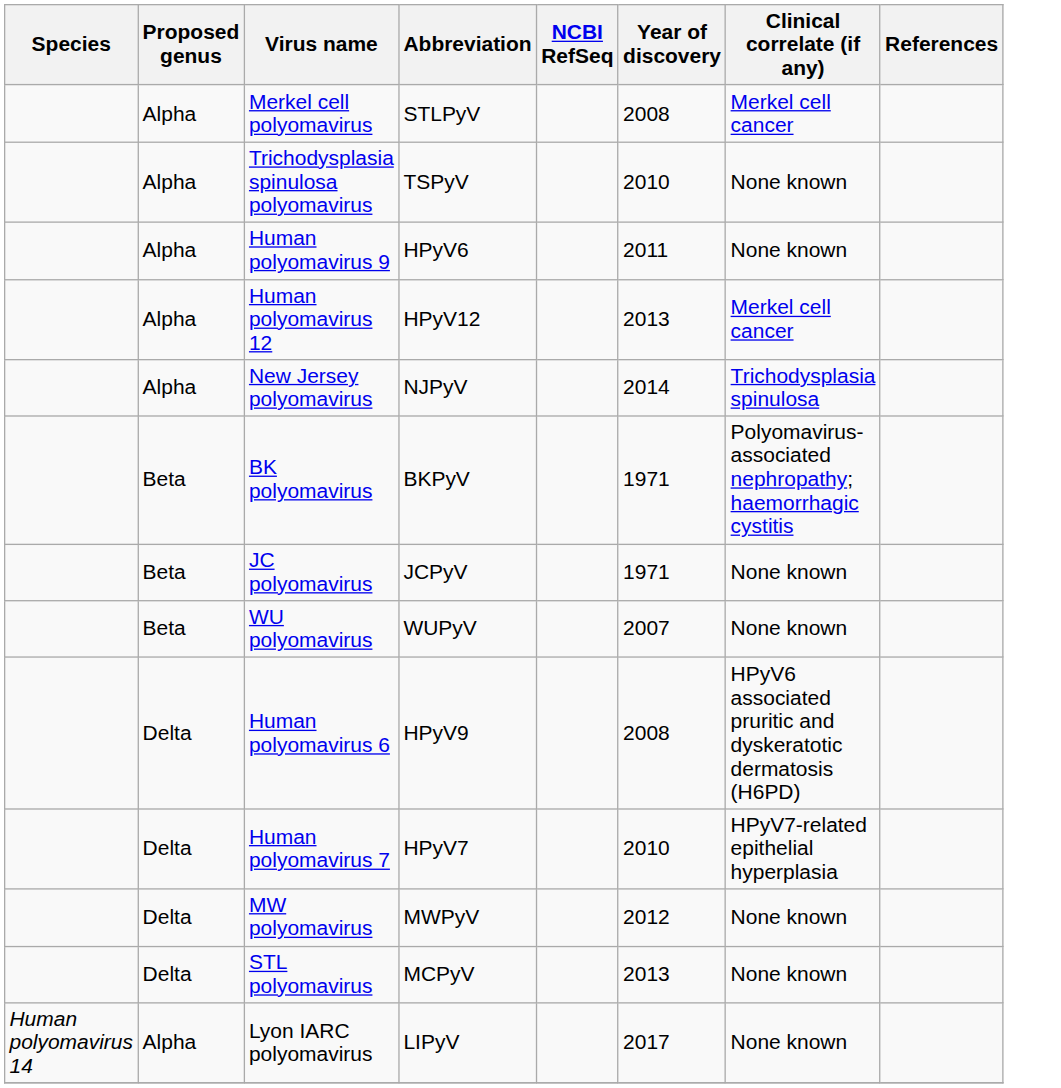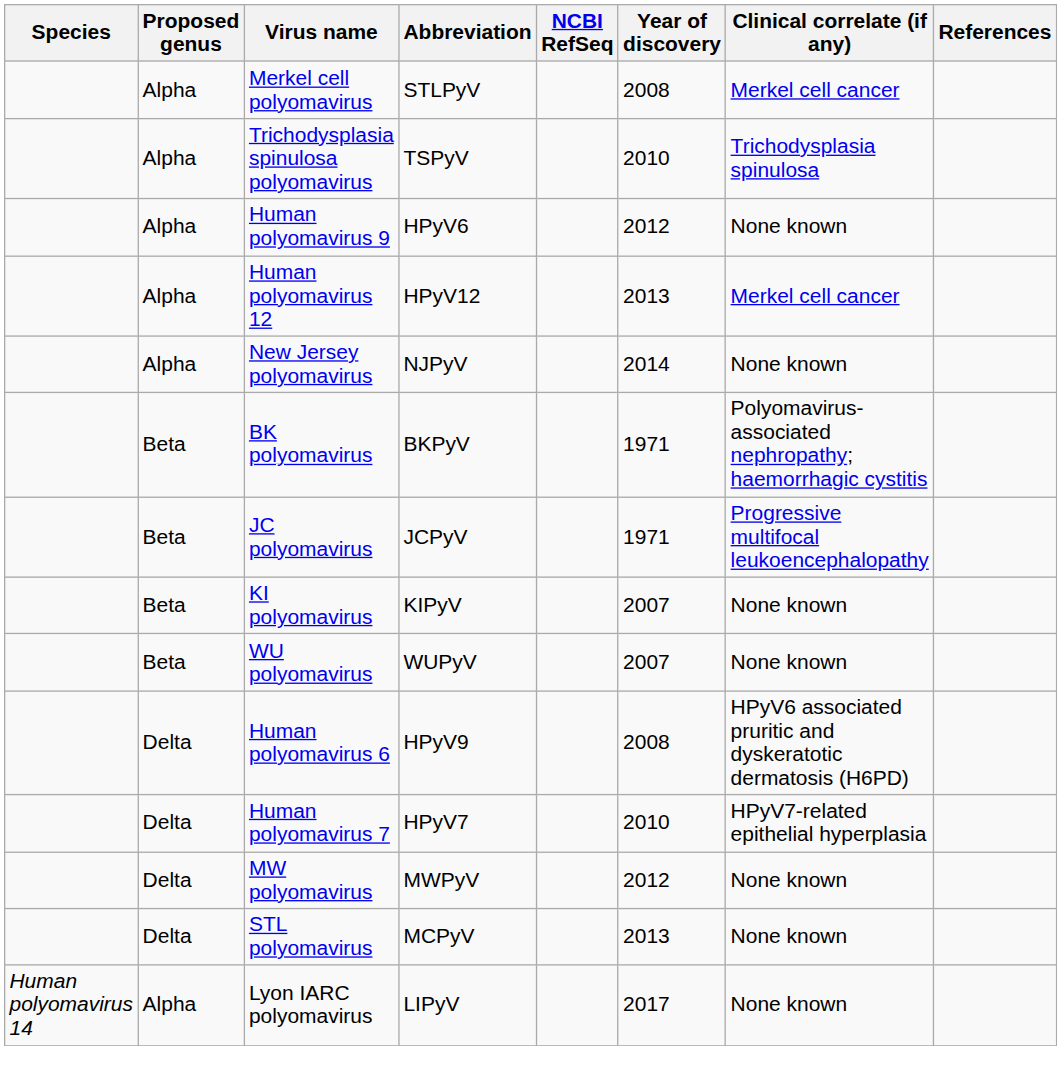(789, 181) None known -> (803, 158) Trichodysplasia spinulosa
(646, 250) 2011 -> (646, 226) 2012
(803, 387) Trichodysplasia spinulosa -> (789, 364) None known
(789, 572) None known -> (830, 536) Progressive multifocal leukoencephalopathy
+ row: (311, 605)
